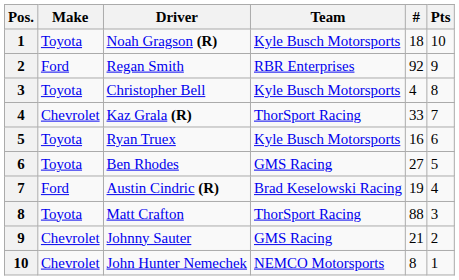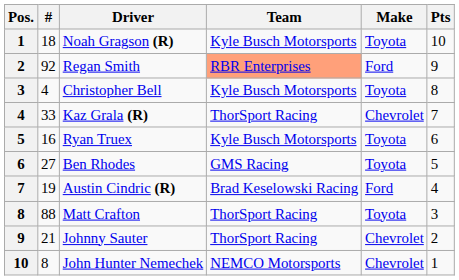columns swapped: (416, 16) <-> (70, 16)
(304, 66) no background -> (260, 66) lightsalmon background
(293, 238) GMS Racing -> (264, 238) ThorSport Racing
